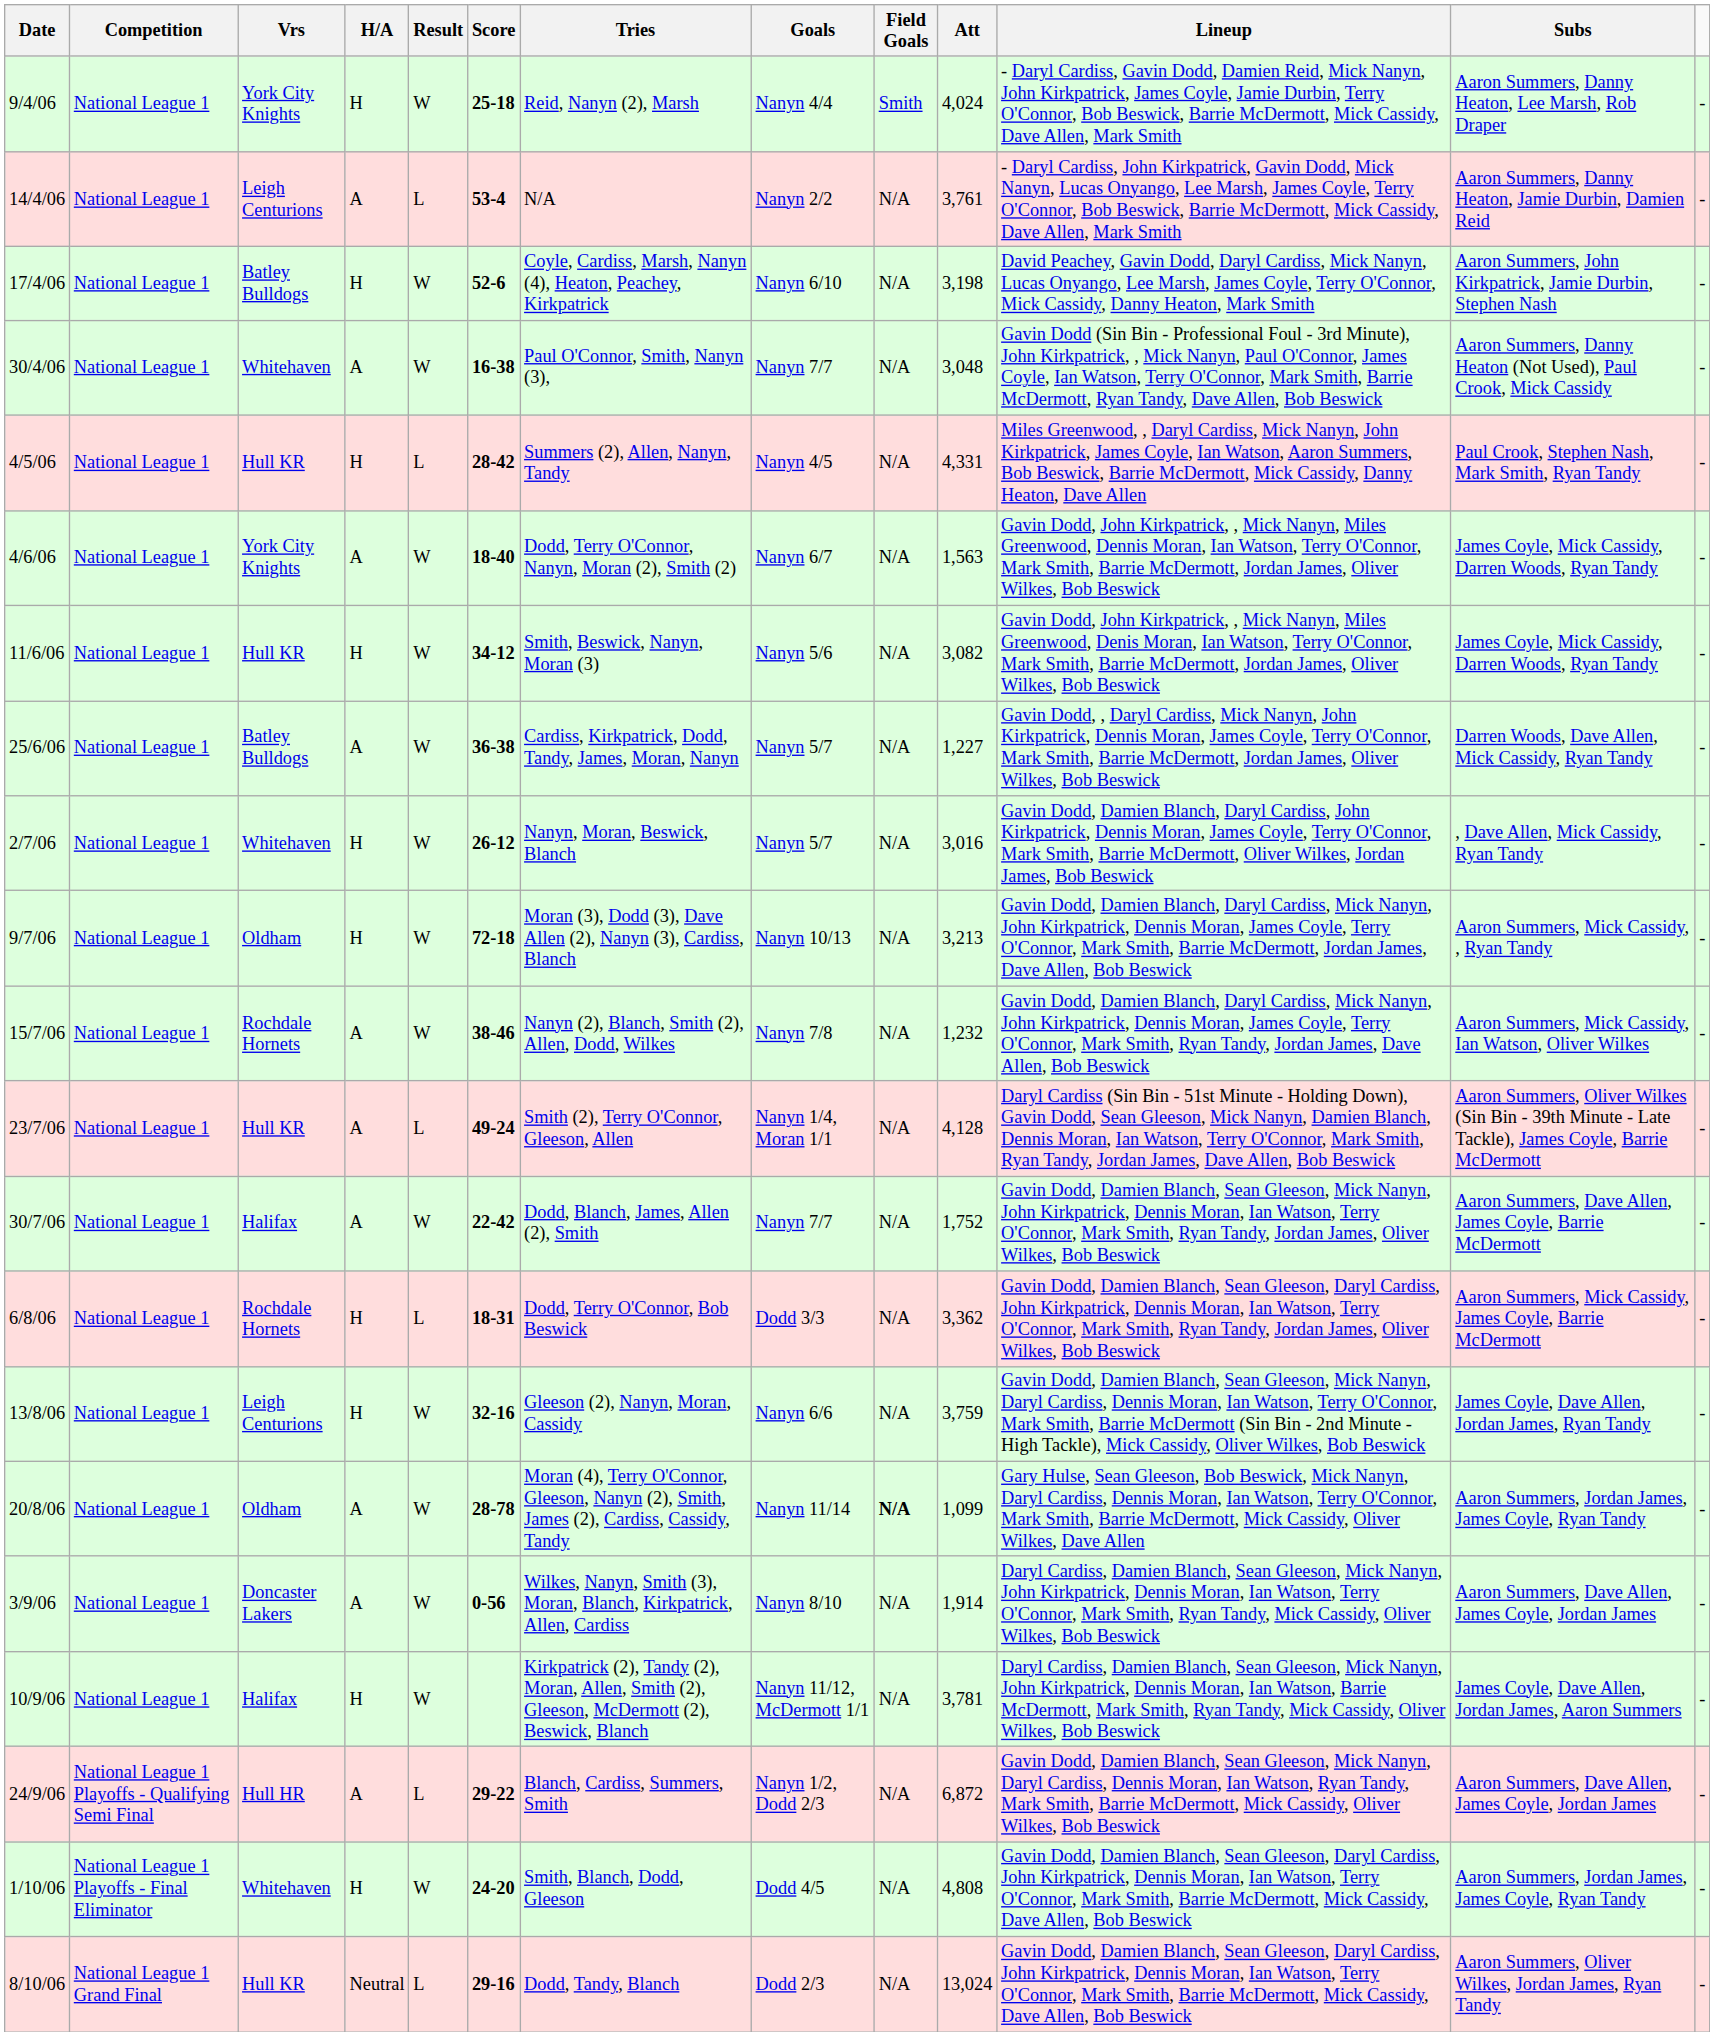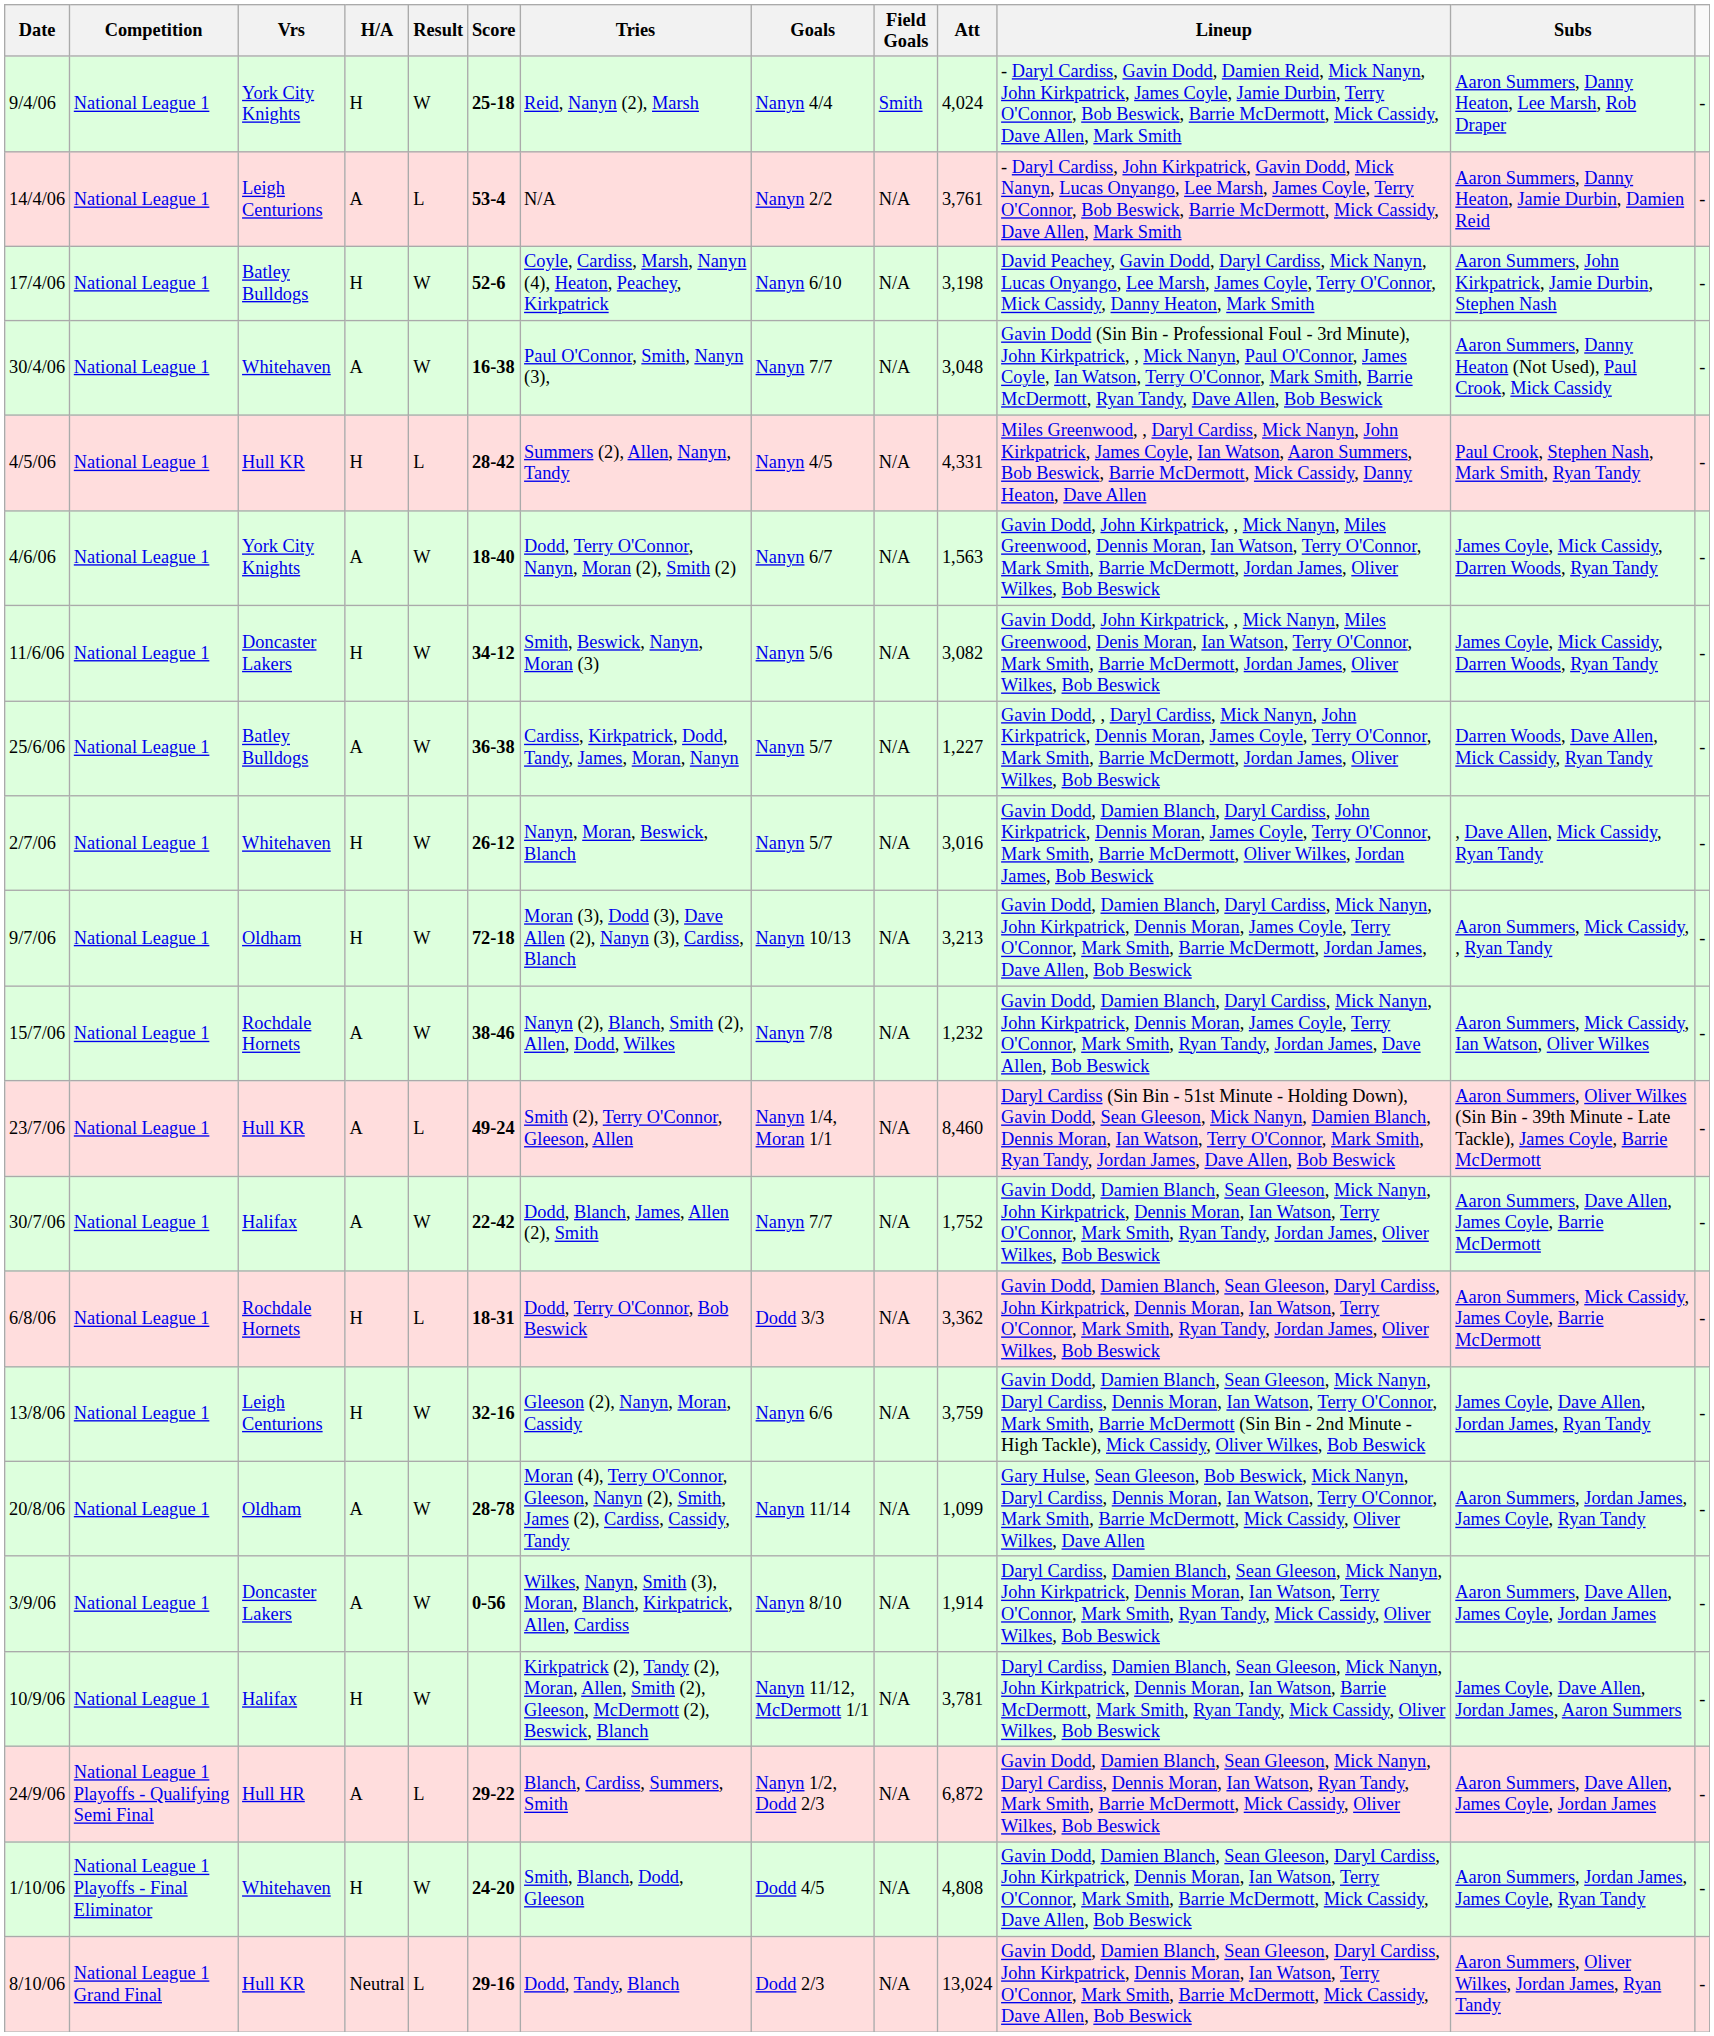(273, 652) Hull KR -> (279, 652) Doncaster Lakers
(963, 1127) 4,128 -> (963, 1127) 8,460
(895, 1508) bold -> (895, 1508) normal
